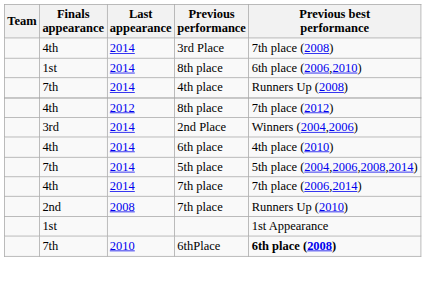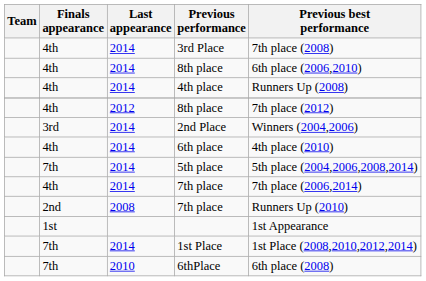(50, 68) 1st -> (50, 68) 4th
(50, 87) 7th -> (50, 87) 4th
+ row: (122, 246)
(294, 246) bold -> (293, 265) normal
